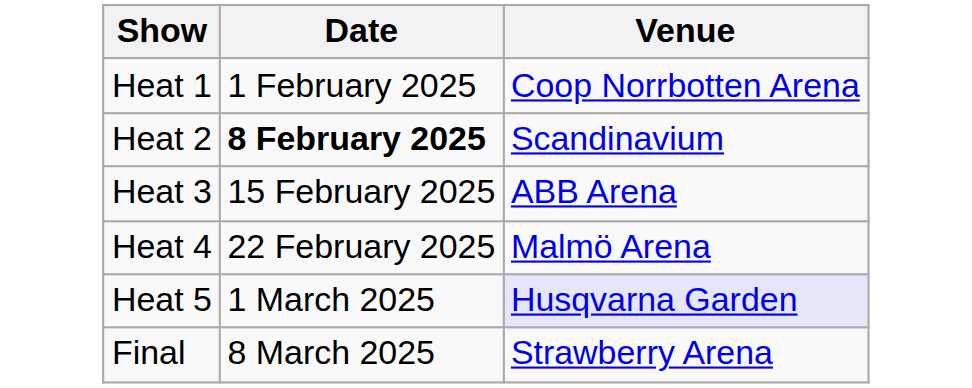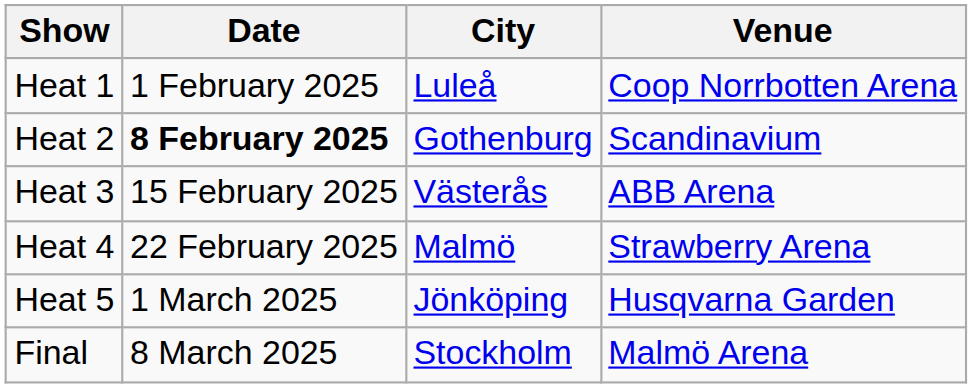+ column: (503, 31)
(611, 246) Malmö Arena -> (739, 246) Strawberry Arena
(654, 300) lavender background -> (752, 300) no background
(642, 354) Strawberry Arena -> (708, 354) Malmö Arena
